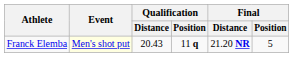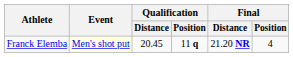(152, 44) 20.43 -> (152, 44) 20.45
(270, 44) 5 -> (270, 44) 4
